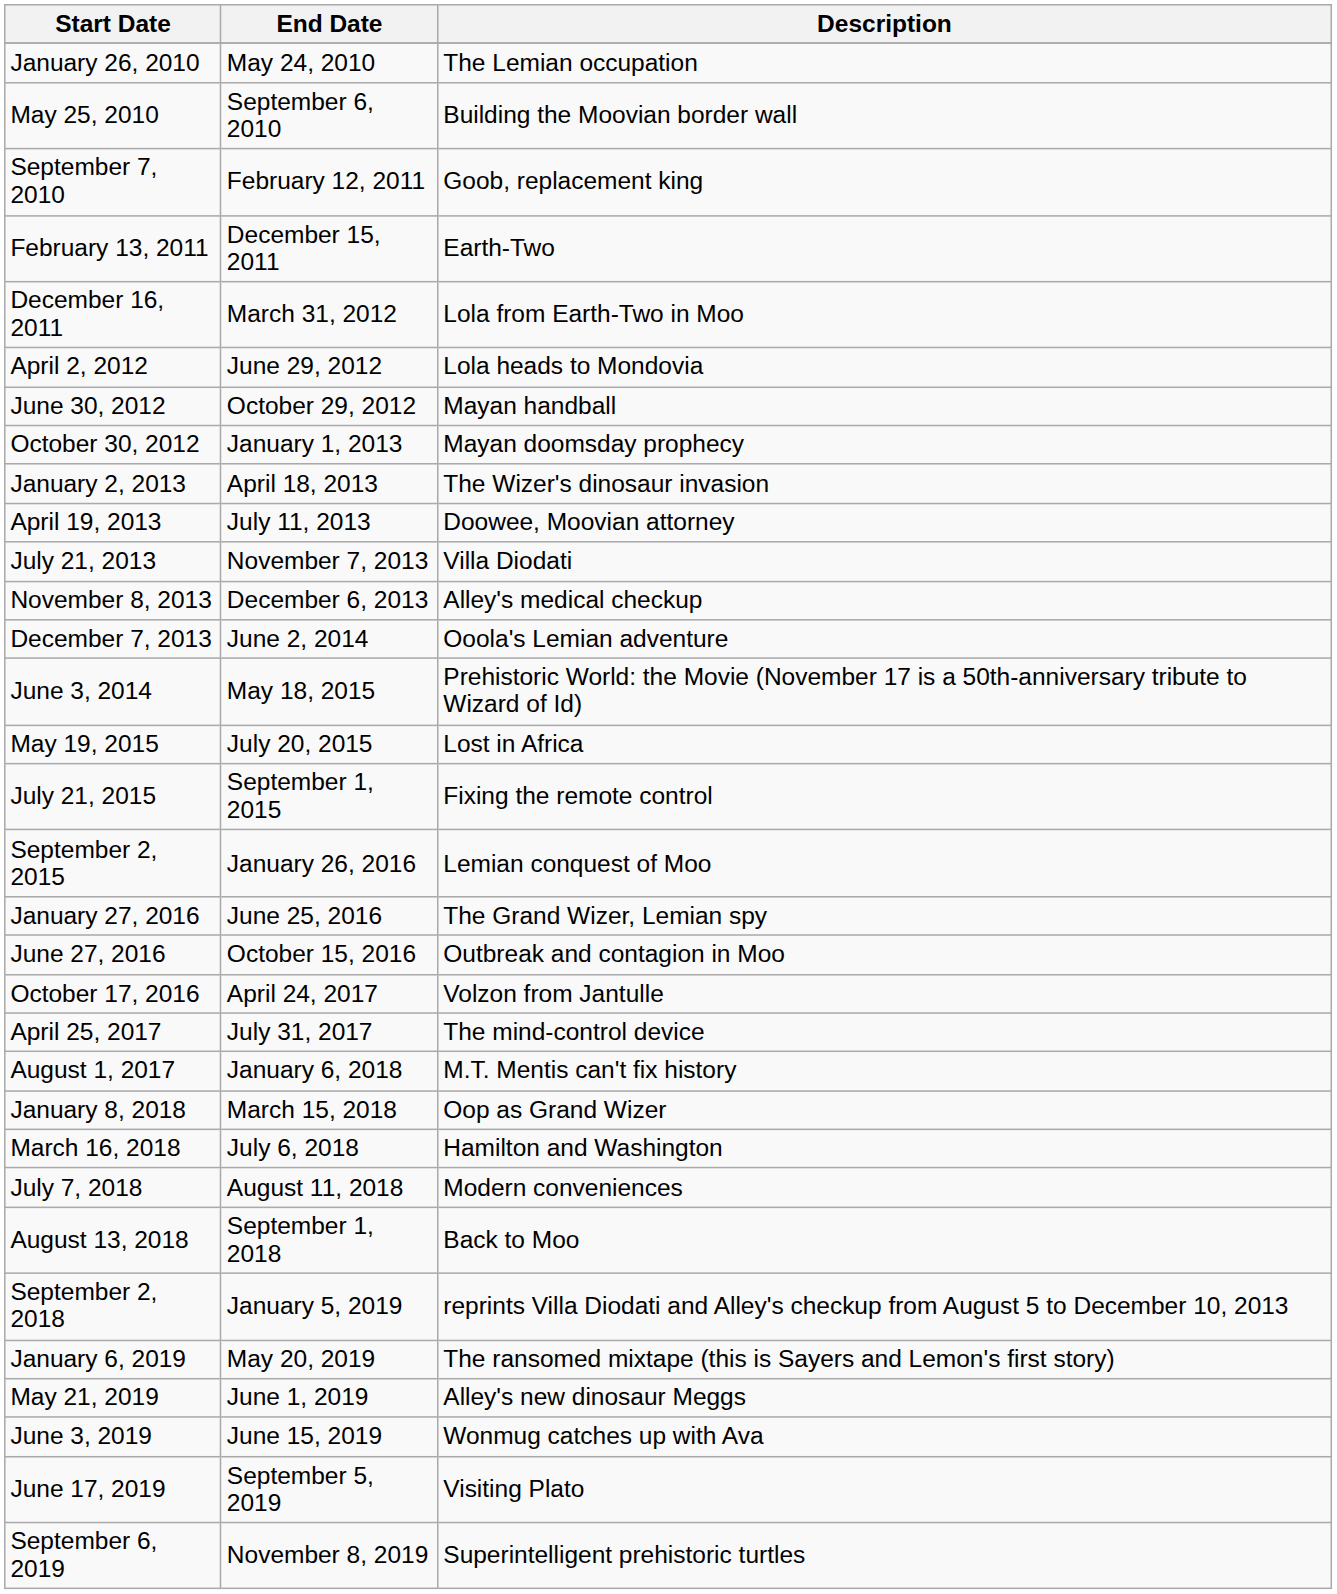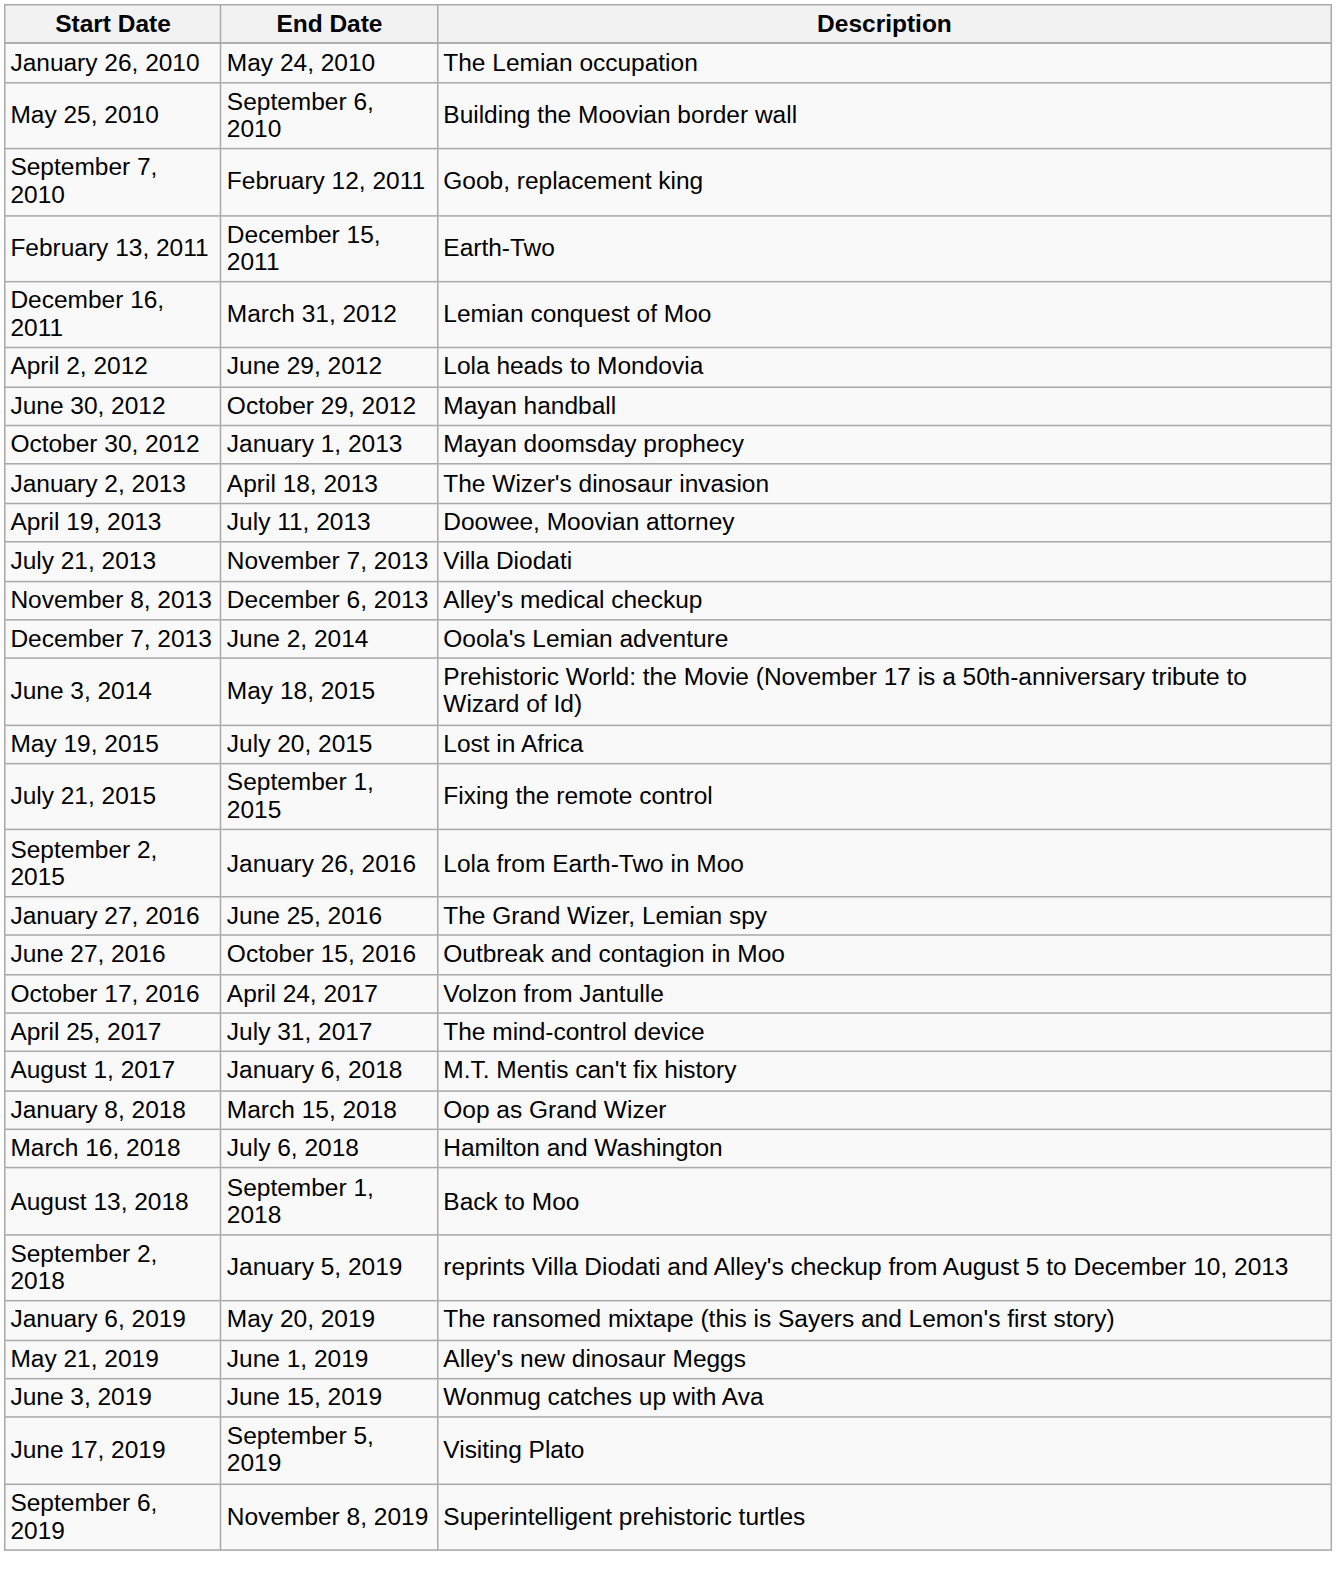(594, 314) Lola from Earth-Two in Moo -> (577, 314) Lemian conquest of Moo
(577, 862) Lemian conquest of Moo -> (594, 862) Lola from Earth-Two in Moo
- row: (76, 1187)
